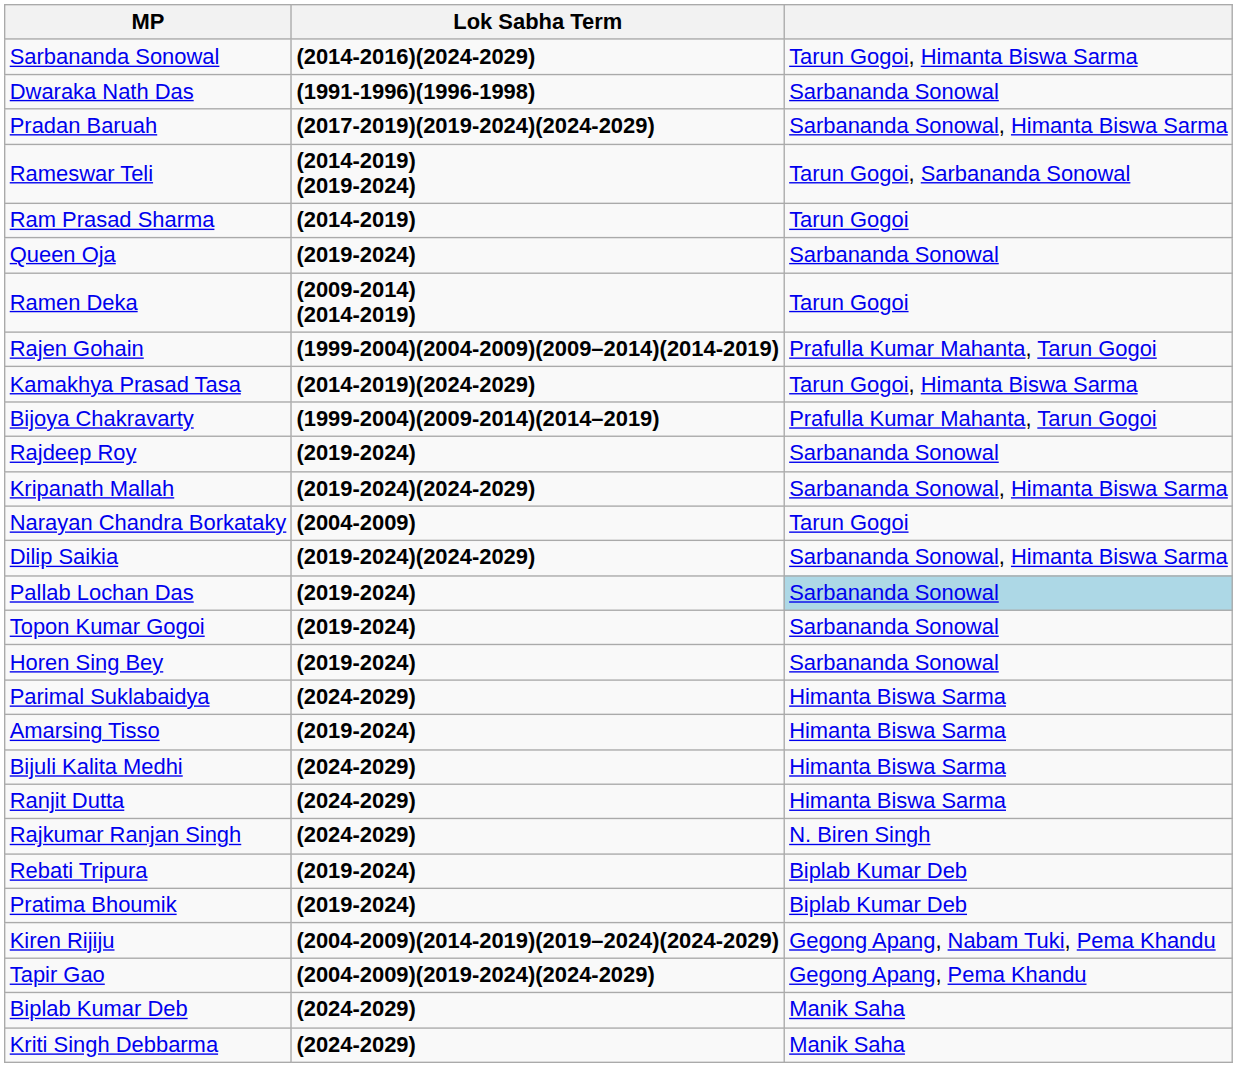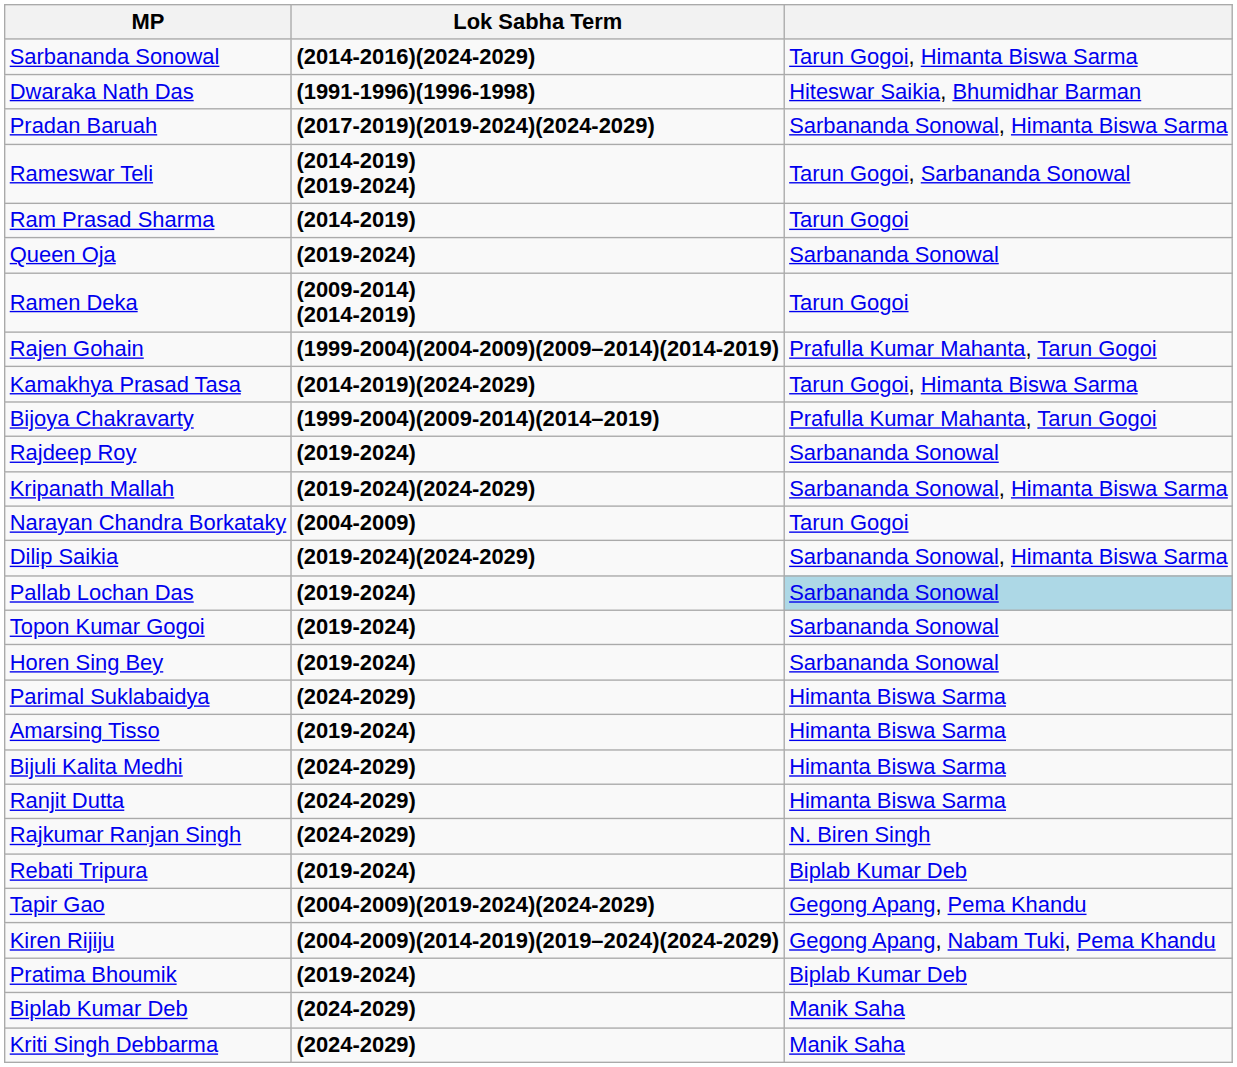(894, 91) Sarbananda Sonowal -> (965, 91) Hiteswar Saikia, Bhumidhar Barman
rows swapped: (93, 905) <-> (57, 975)
